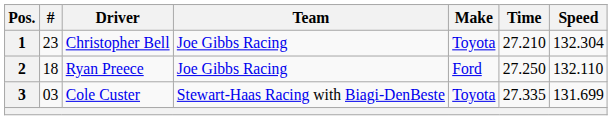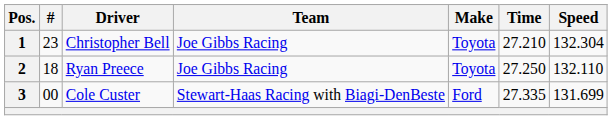(467, 69) Ford -> (474, 69) Toyota
(51, 95) 03 -> (51, 95) 00
(474, 95) Toyota -> (467, 95) Ford
